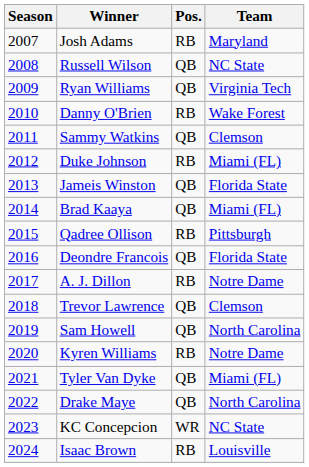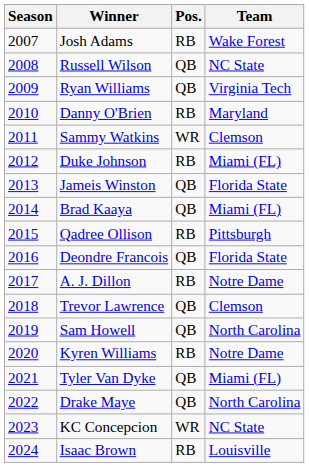(238, 40) Maryland -> (247, 40) Wake Forest
(247, 112) Wake Forest -> (238, 112) Maryland
(186, 137) QB -> (187, 137) WR
